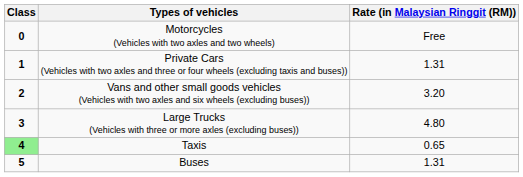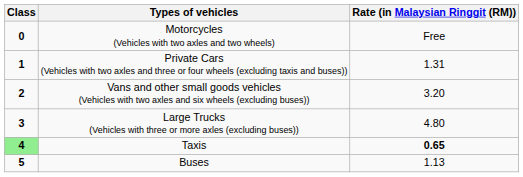(434, 146) normal -> (434, 146) bold
(434, 163) 1.31 -> (434, 163) 1.13
